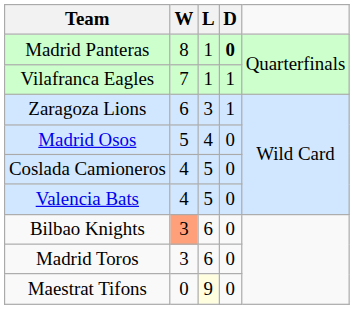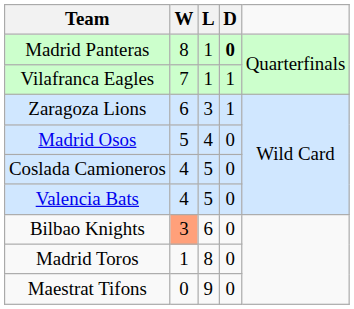(184, 259) 3 -> (184, 259) 1
(208, 259) 6 -> (208, 259) 8
(208, 288) lightyellow background -> (208, 288) no background
